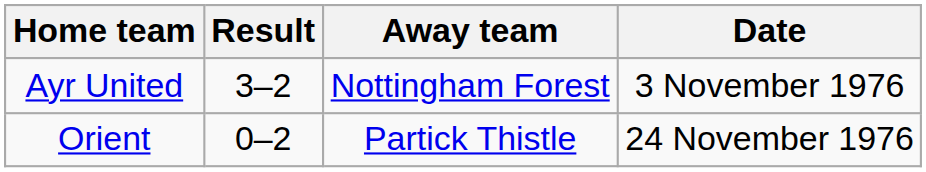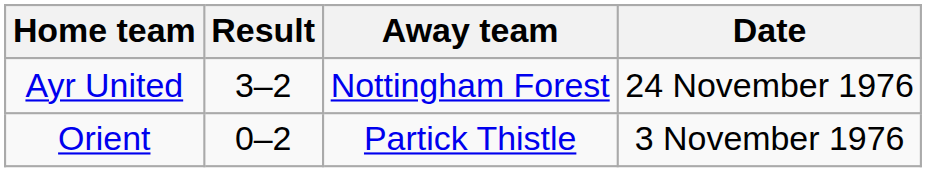(770, 85) 3 November 1976 -> (770, 85) 24 November 1976
(770, 138) 24 November 1976 -> (770, 138) 3 November 1976
